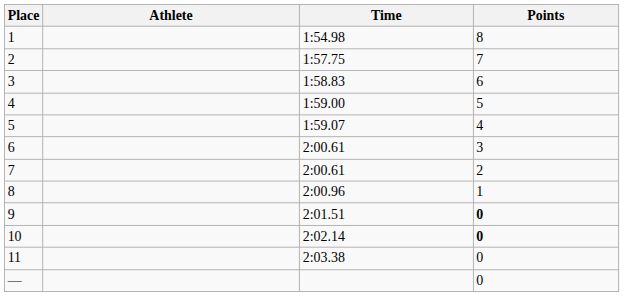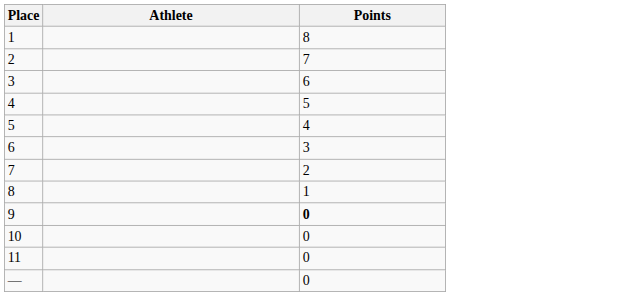- column: (386, 15)
(480, 236) bold -> (306, 236) normal
